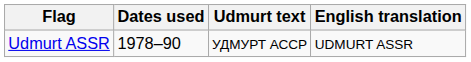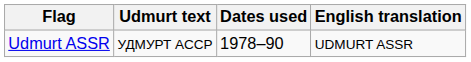columns swapped: (161, 17) <-> (260, 17)
